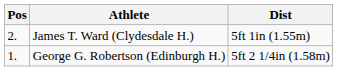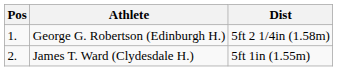rows swapped: (129, 55) <-> (113, 35)
